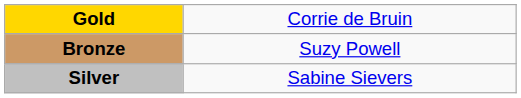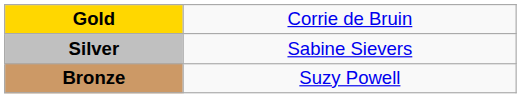rows swapped: (94, 78) <-> (94, 48)
